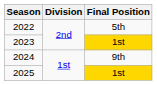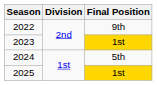(118, 27) 5th -> (118, 27) 9th
(118, 57) 9th -> (118, 57) 5th
